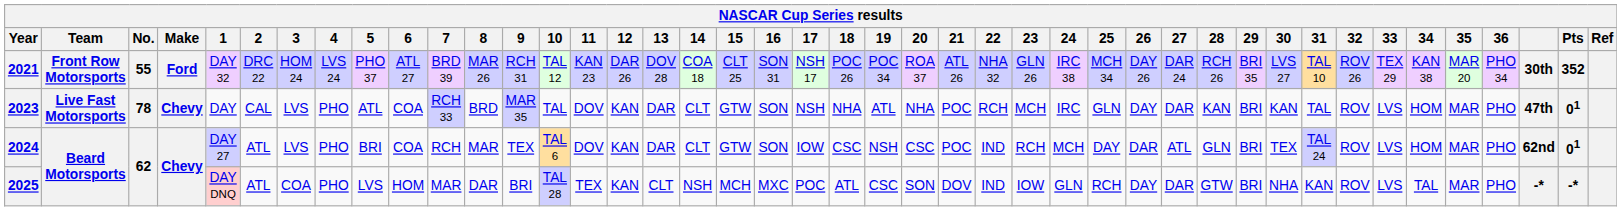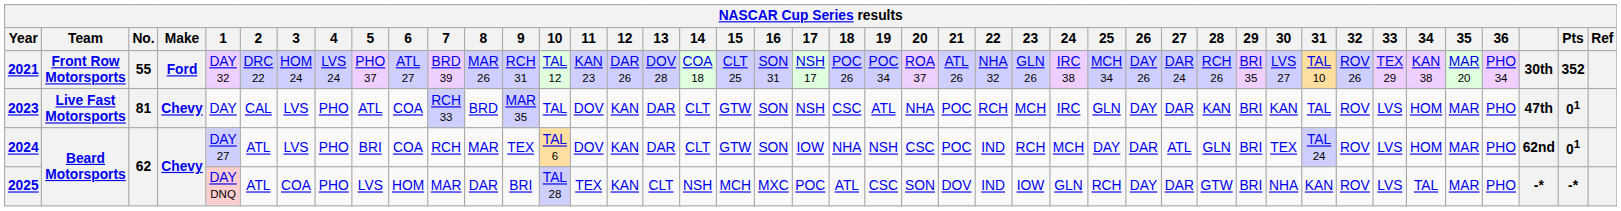(144, 108) 78 -> (144, 108) 81
(847, 108) NHA -> (847, 108) CSC
(847, 147) CSC -> (847, 147) NHA
